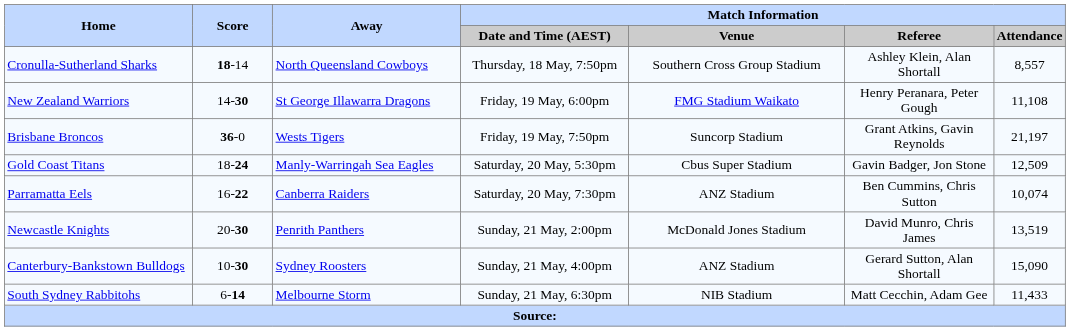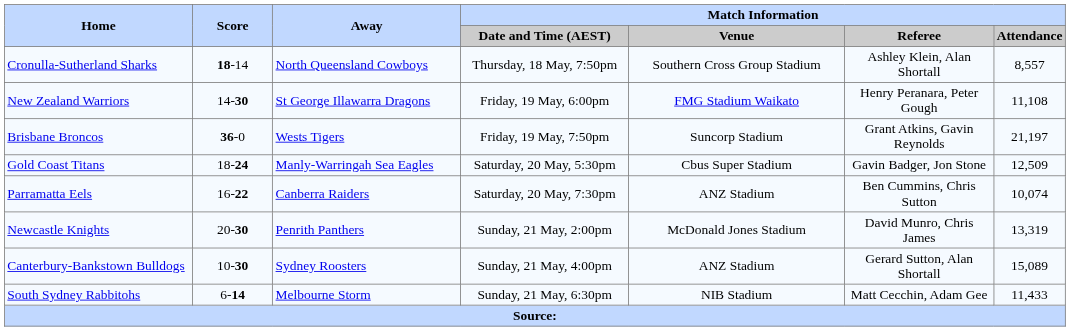(1030, 230) 13,519 -> (1030, 230) 13,319
(1030, 266) 15,090 -> (1030, 266) 15,089
